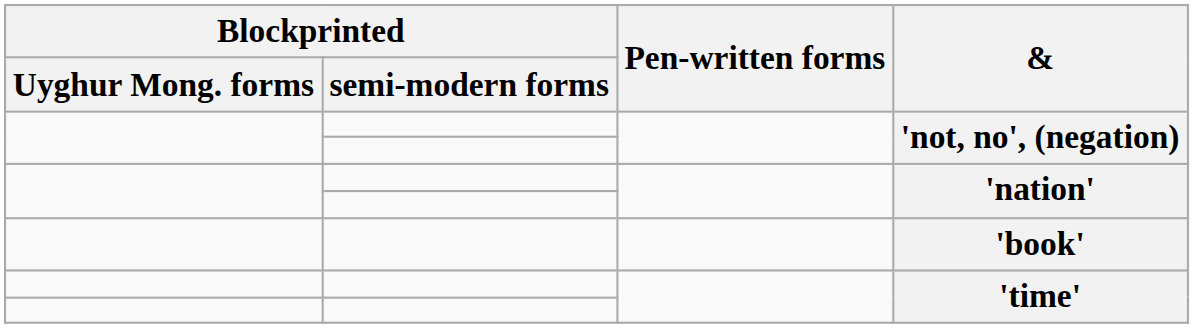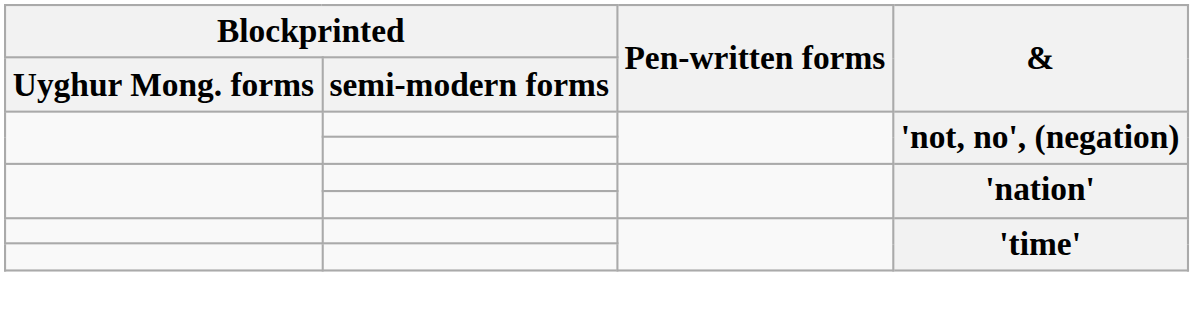- row: (163, 244)
